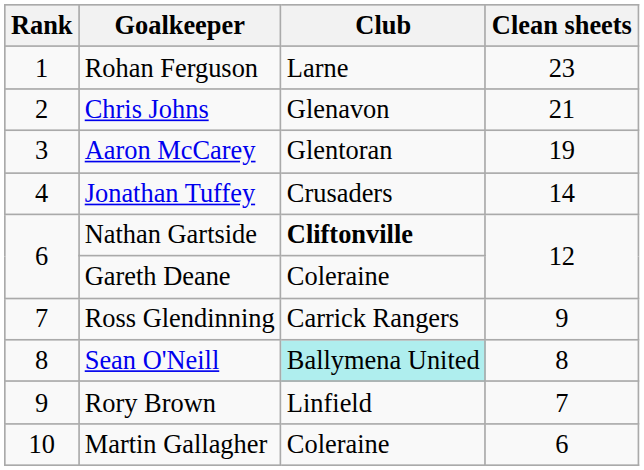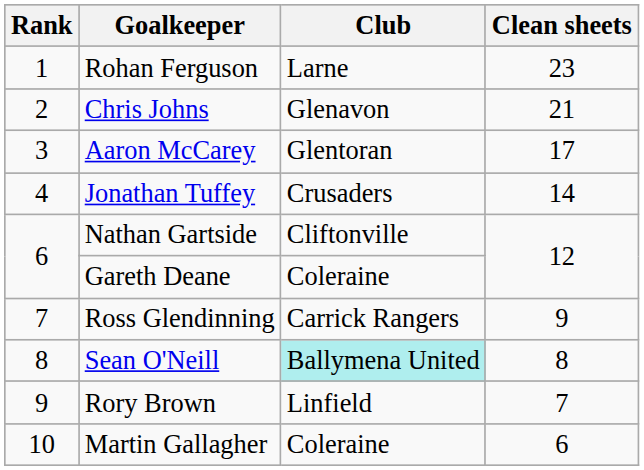(562, 151) 19 -> (562, 151) 17
(350, 234) bold -> (348, 234) normal
